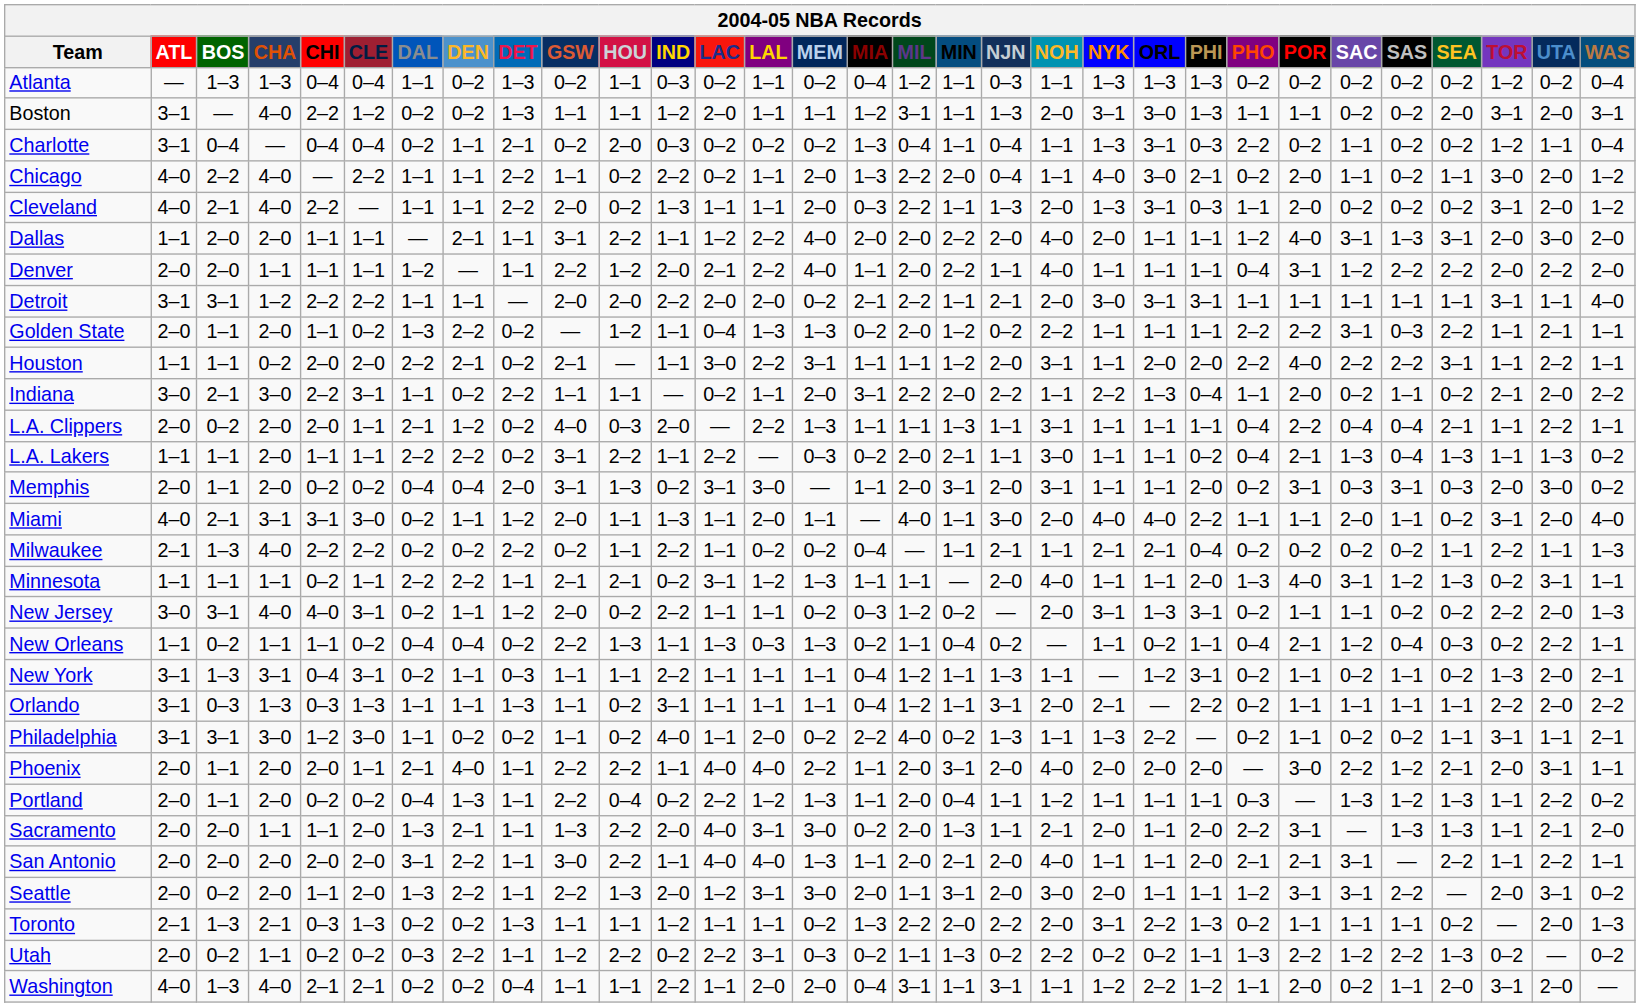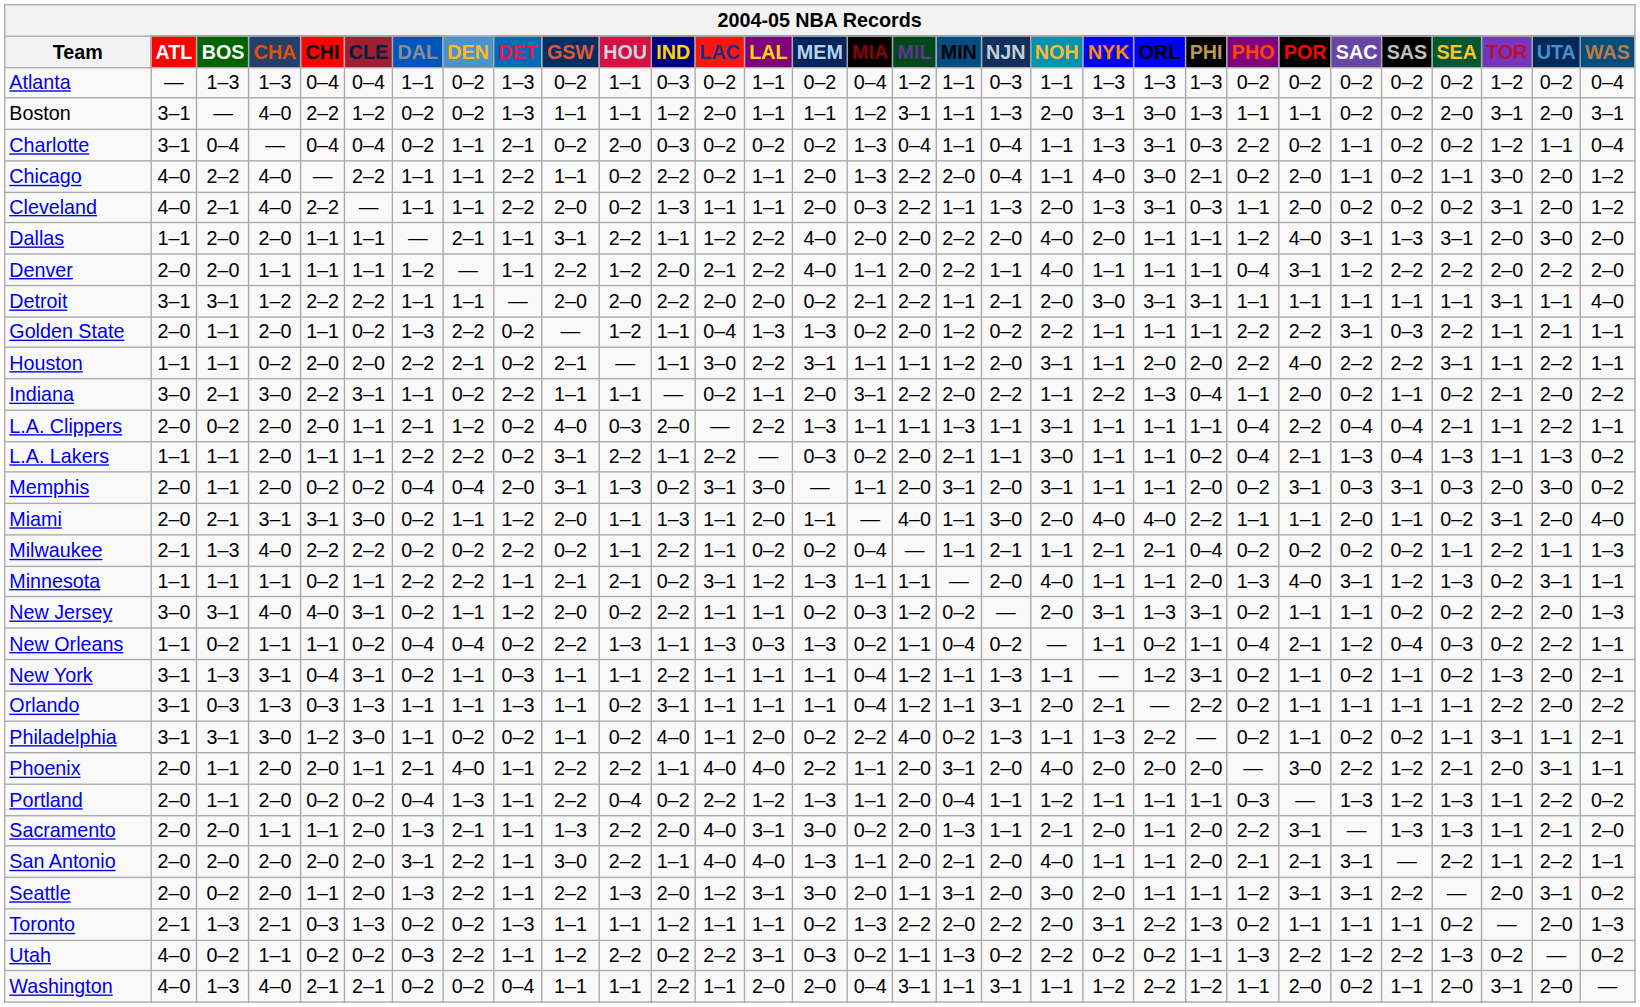(174, 519) 4–0 -> (174, 519) 2–0
(174, 956) 2–0 -> (174, 956) 4–0
